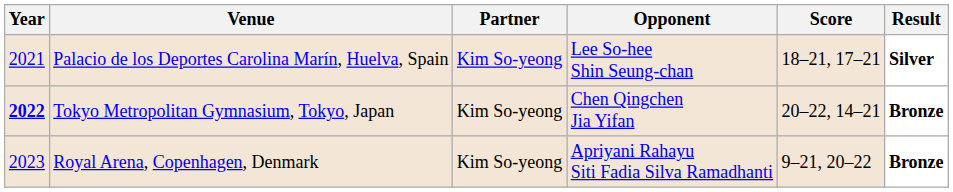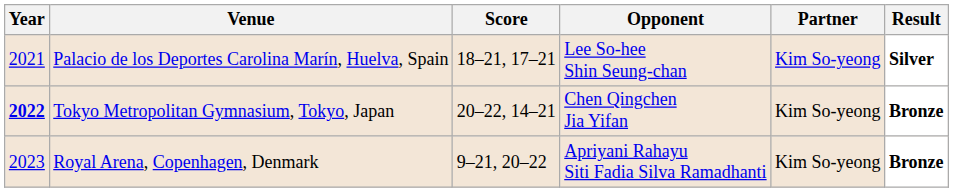columns swapped: (510, 19) <-> (831, 19)
